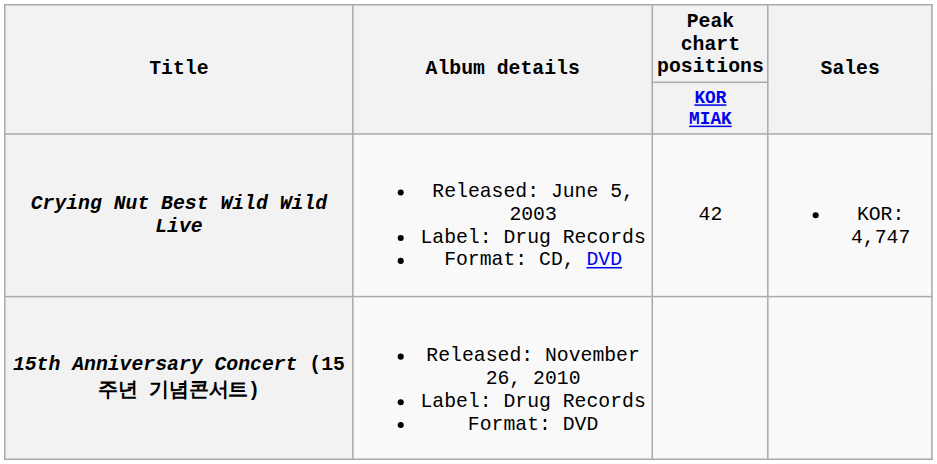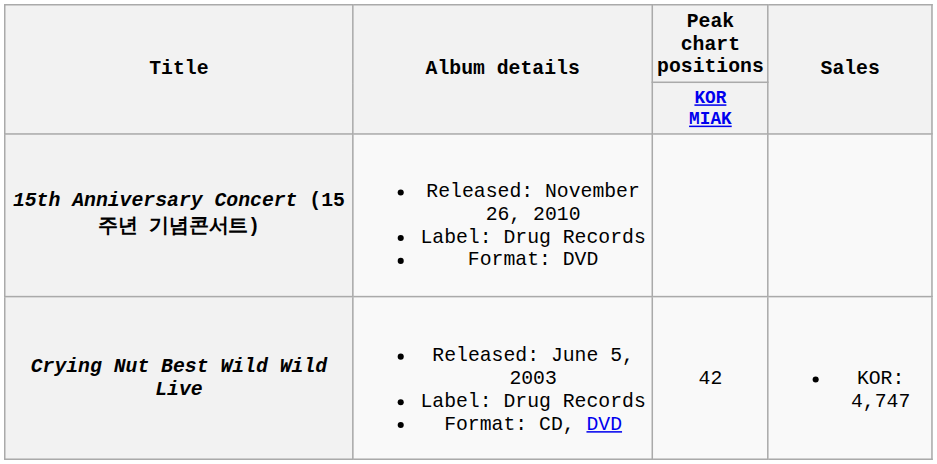rows swapped: (179, 215) <-> (179, 377)
